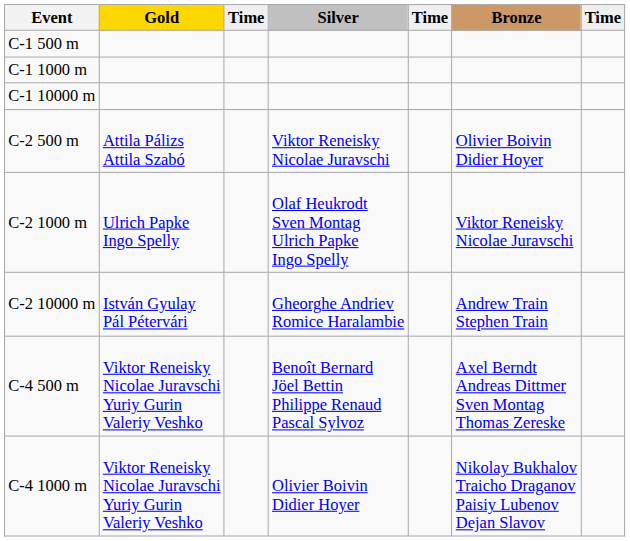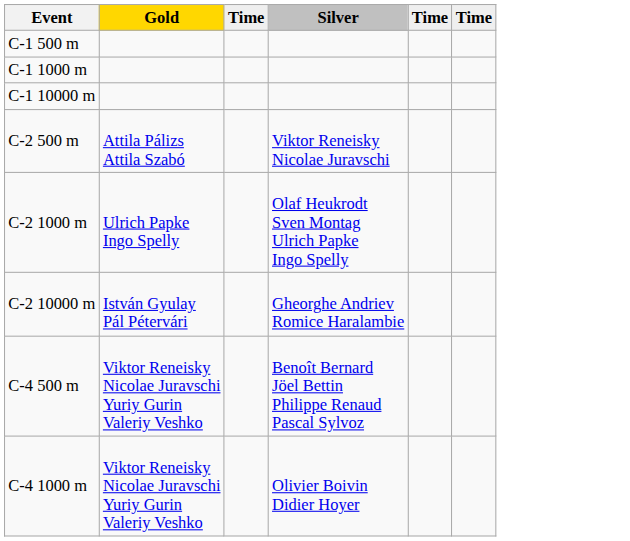- column: (516, 17)
